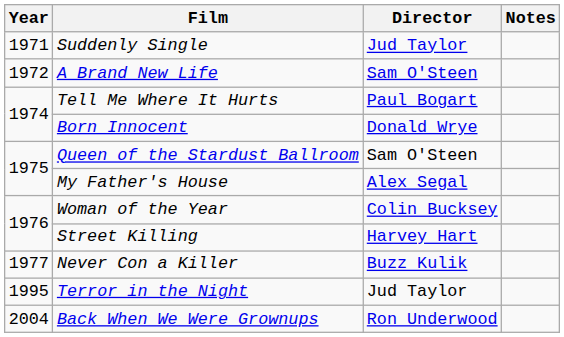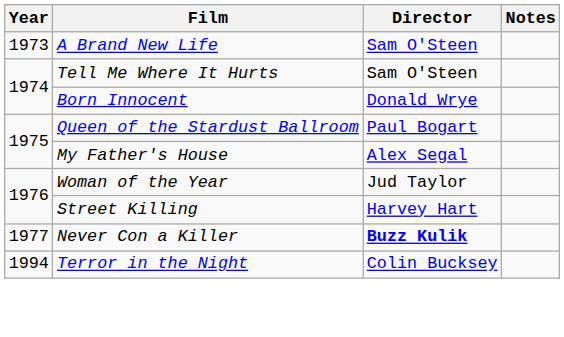- row: (132, 46)
(29, 73) 1972 -> (29, 46) 1973
(422, 100) Paul Bogart -> (422, 73) Sam O'Steen
(422, 155) Sam O'Steen -> (422, 128) Paul Bogart
(432, 210) Colin Bucksey -> (417, 182) Jud Taylor
(417, 264) normal -> (417, 237) bold
(29, 292) 1995 -> (29, 264) 1994
(417, 292) Jud Taylor -> (432, 264) Colin Bucksey
- row: (188, 319)
